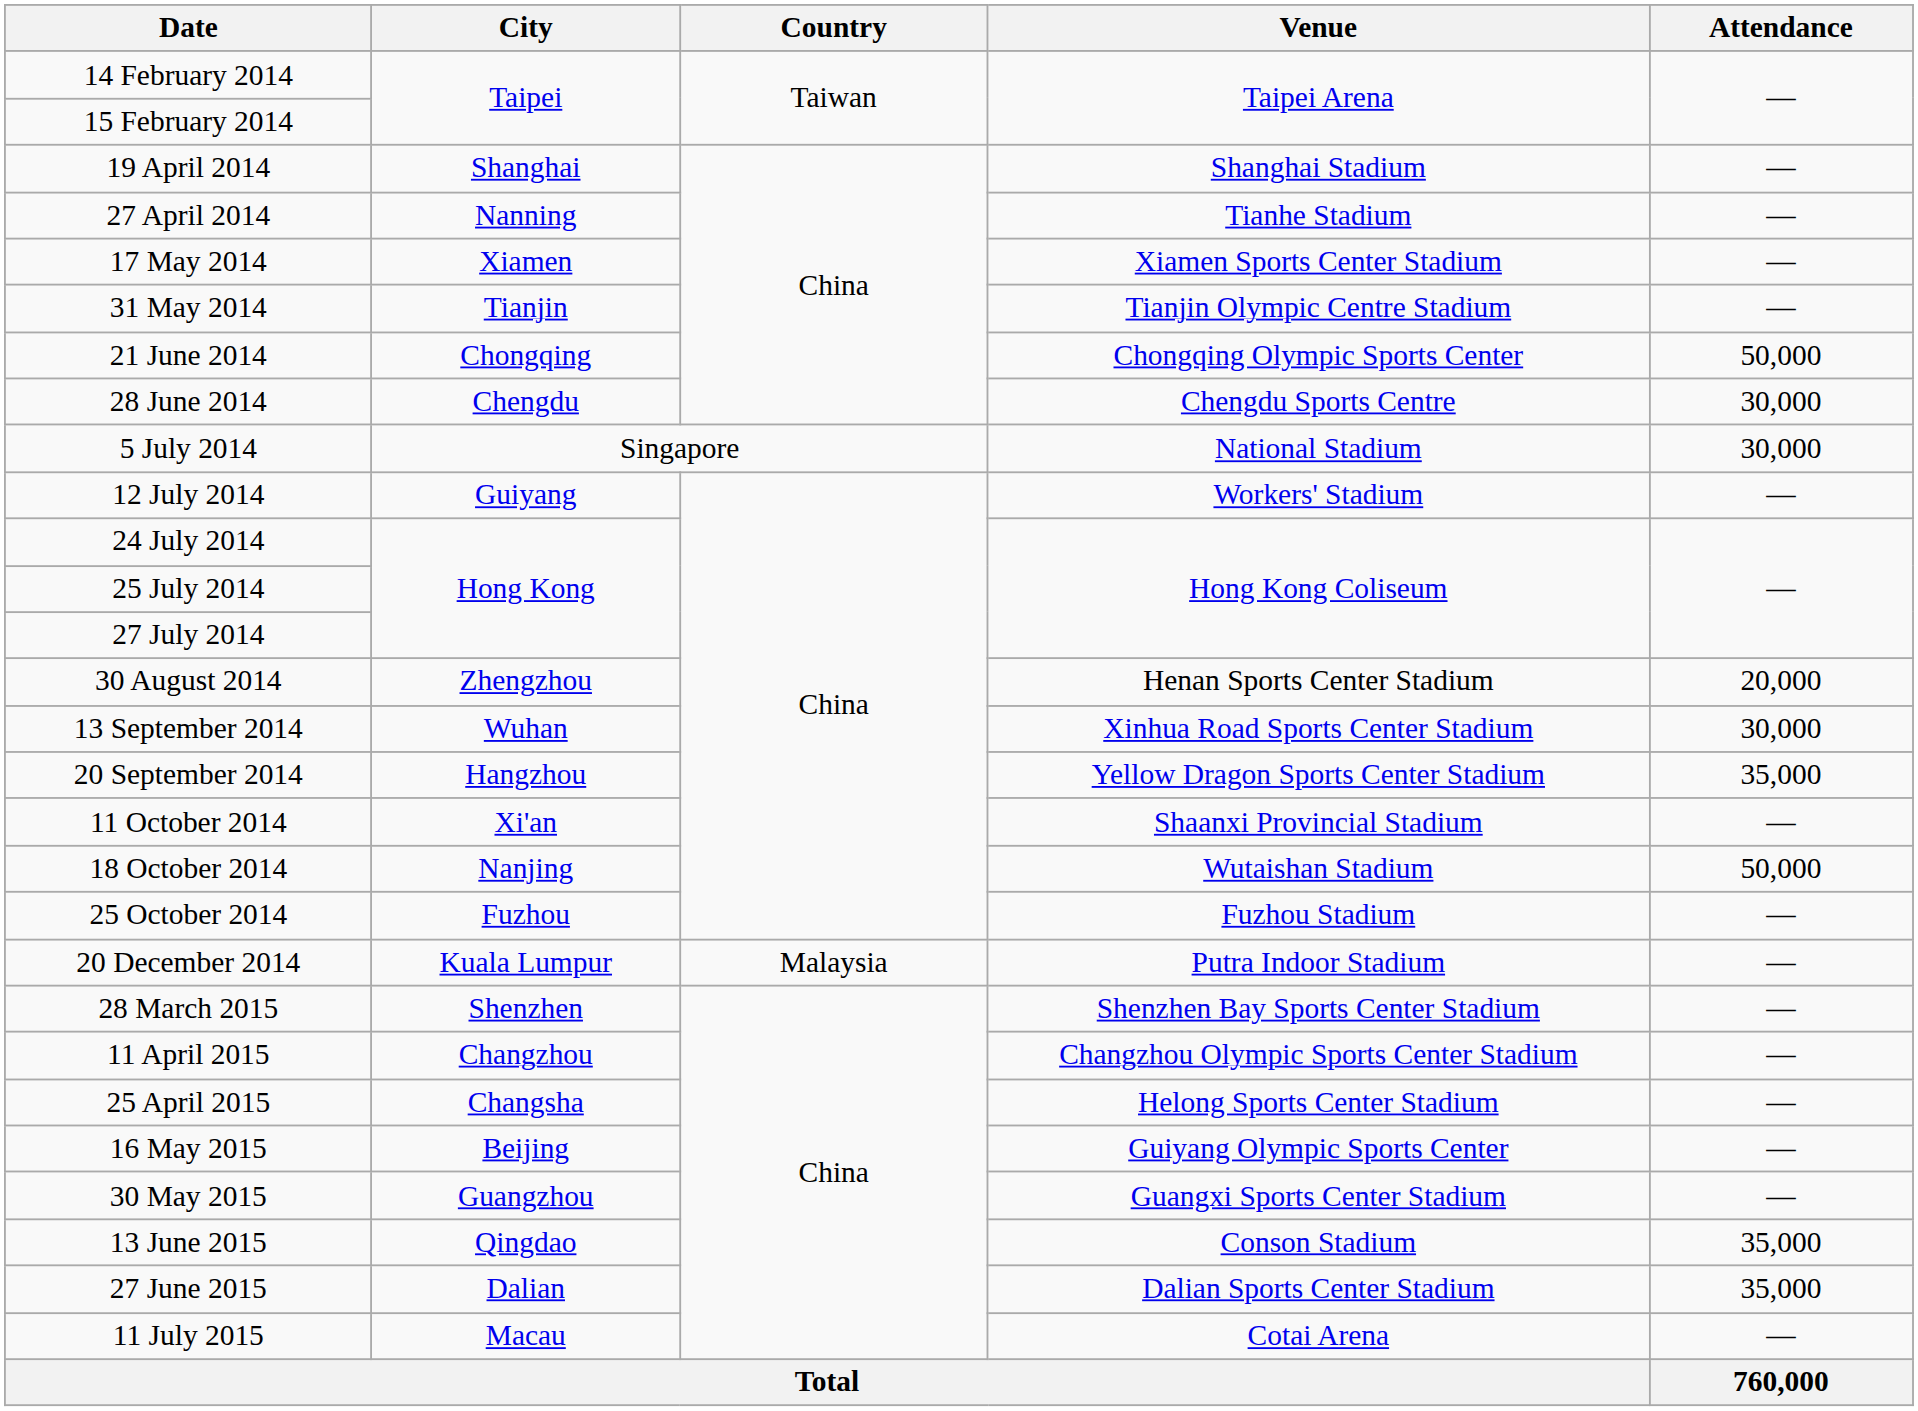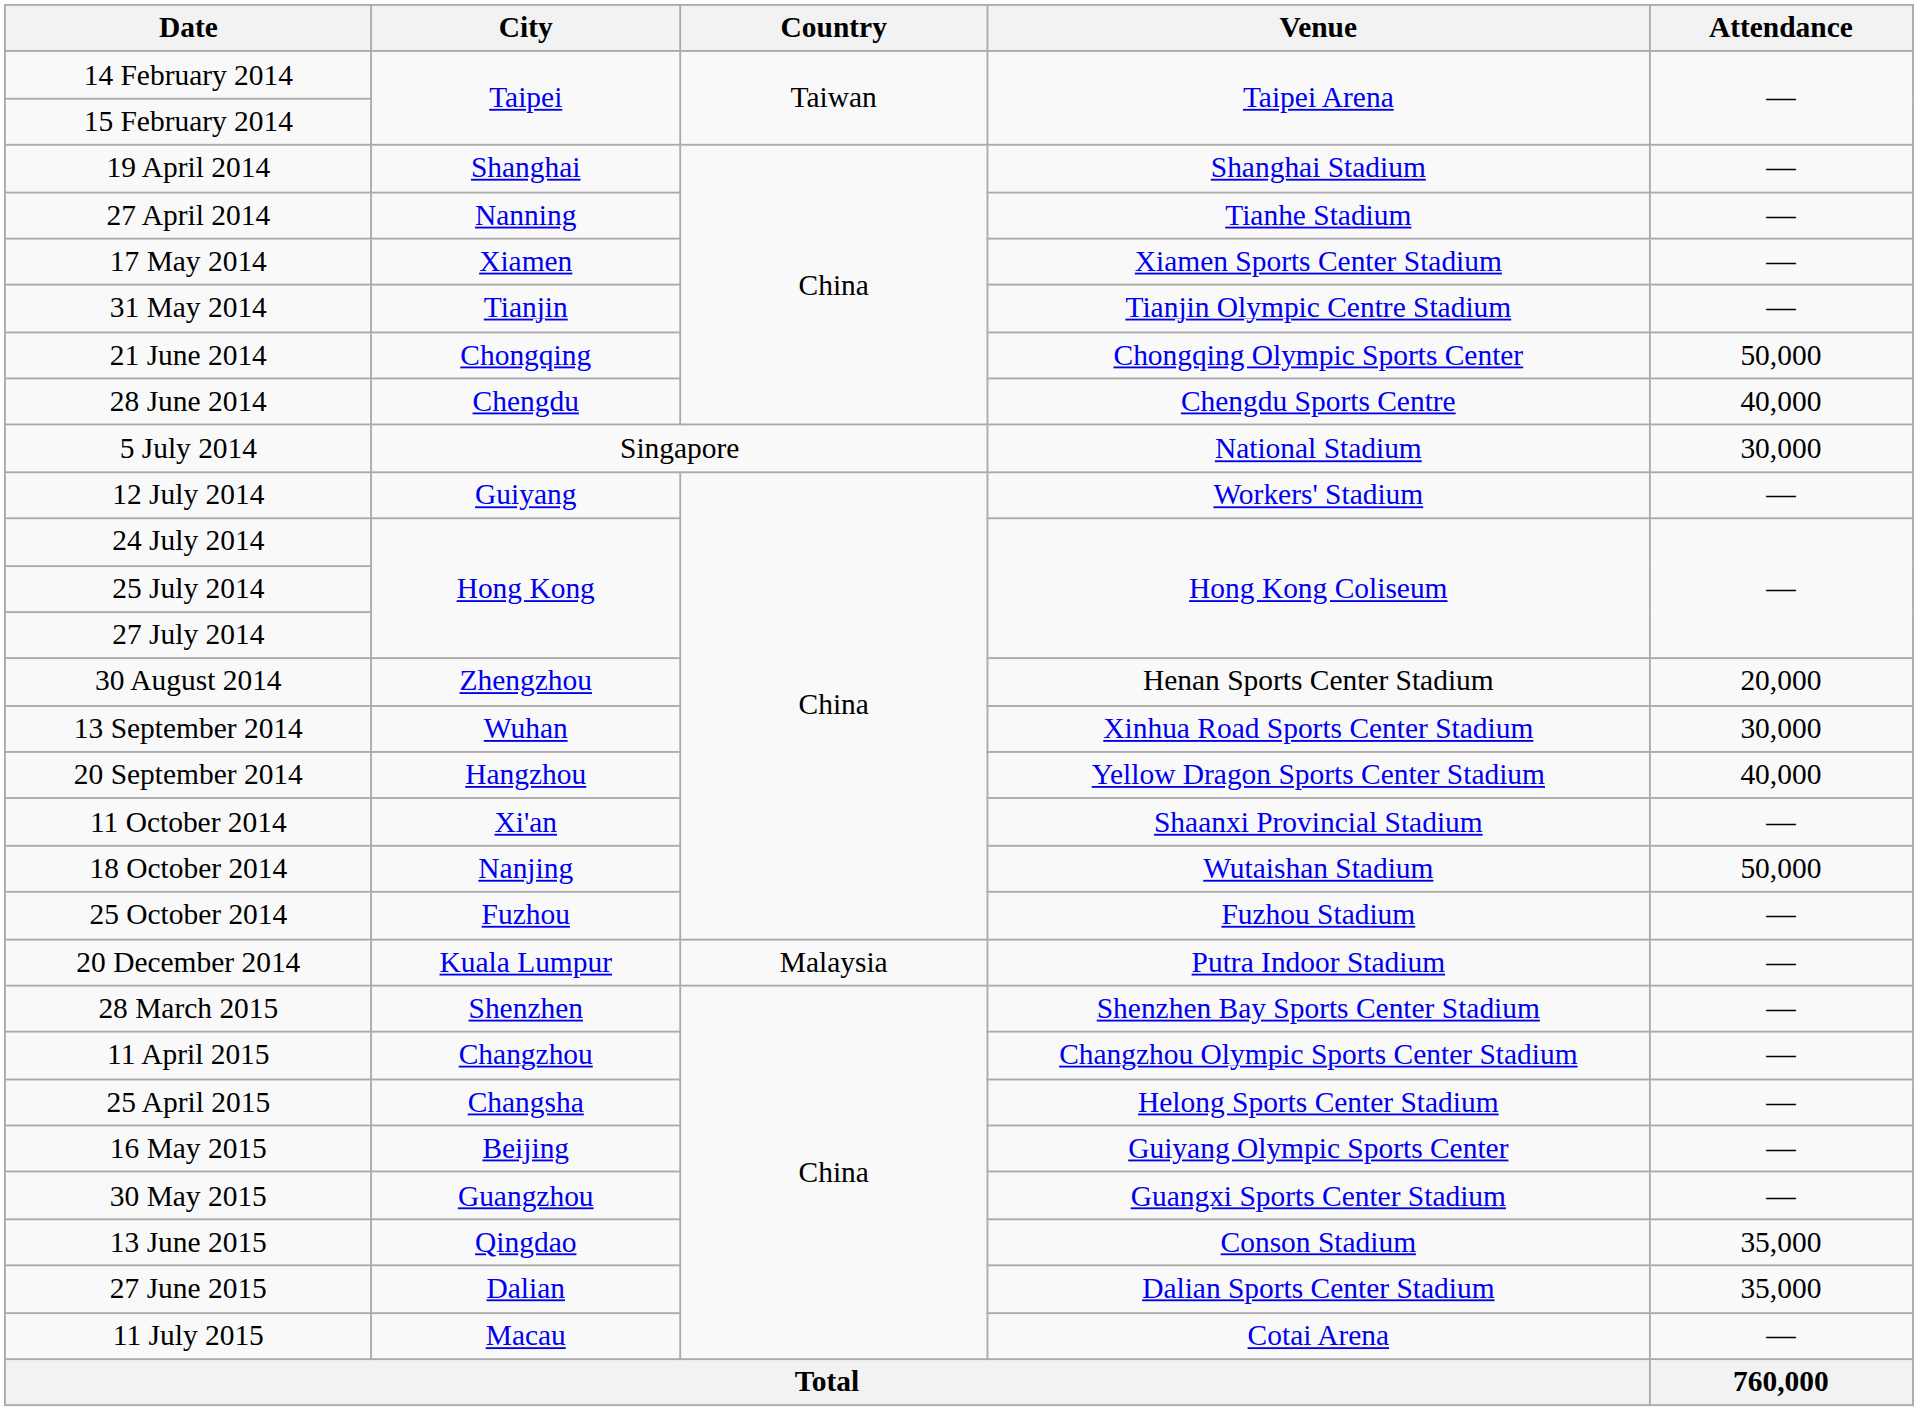(1781, 401) 30,000 -> (1781, 401) 40,000
(1781, 774) 35,000 -> (1781, 774) 40,000
